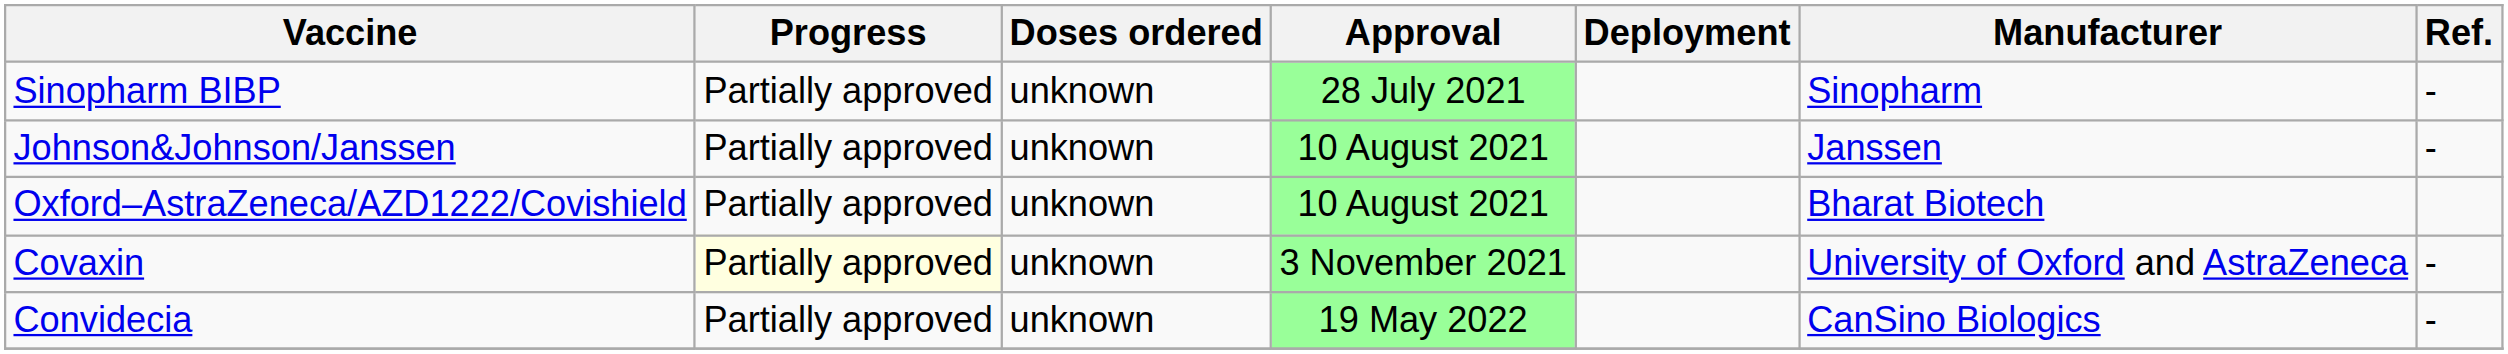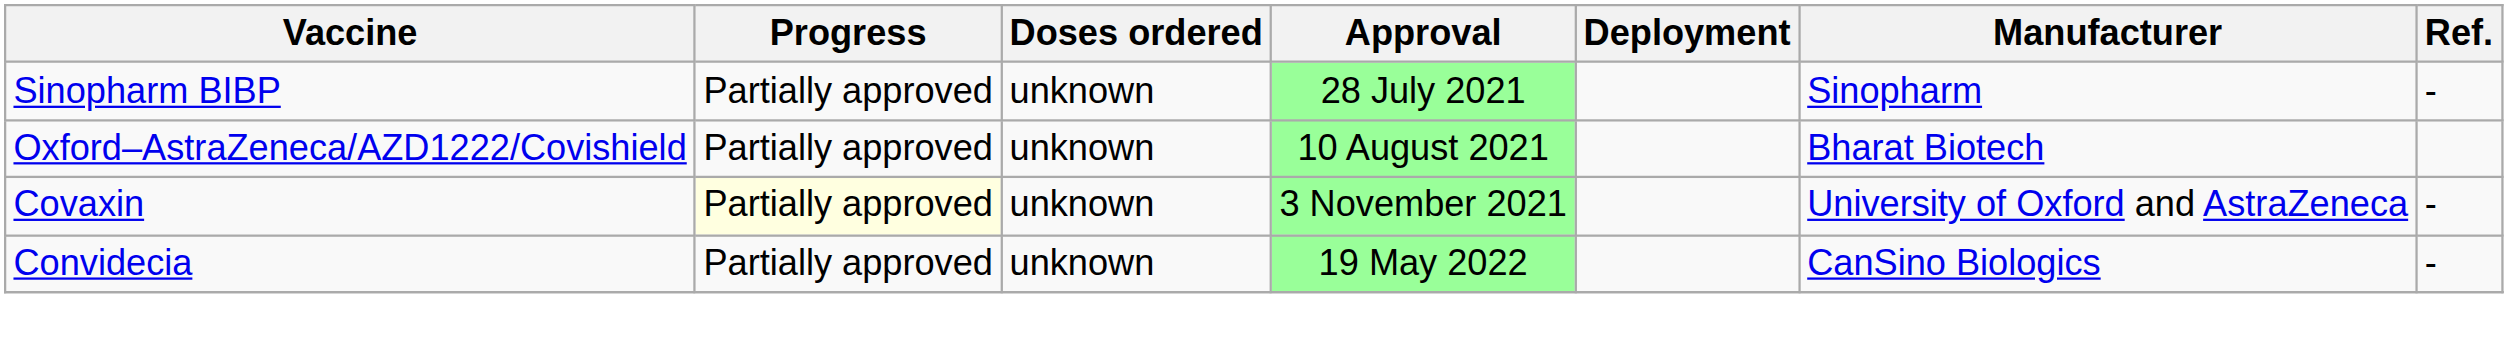- row: (235, 147)
